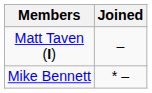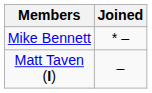rows swapped: (49, 76) <-> (49, 46)
